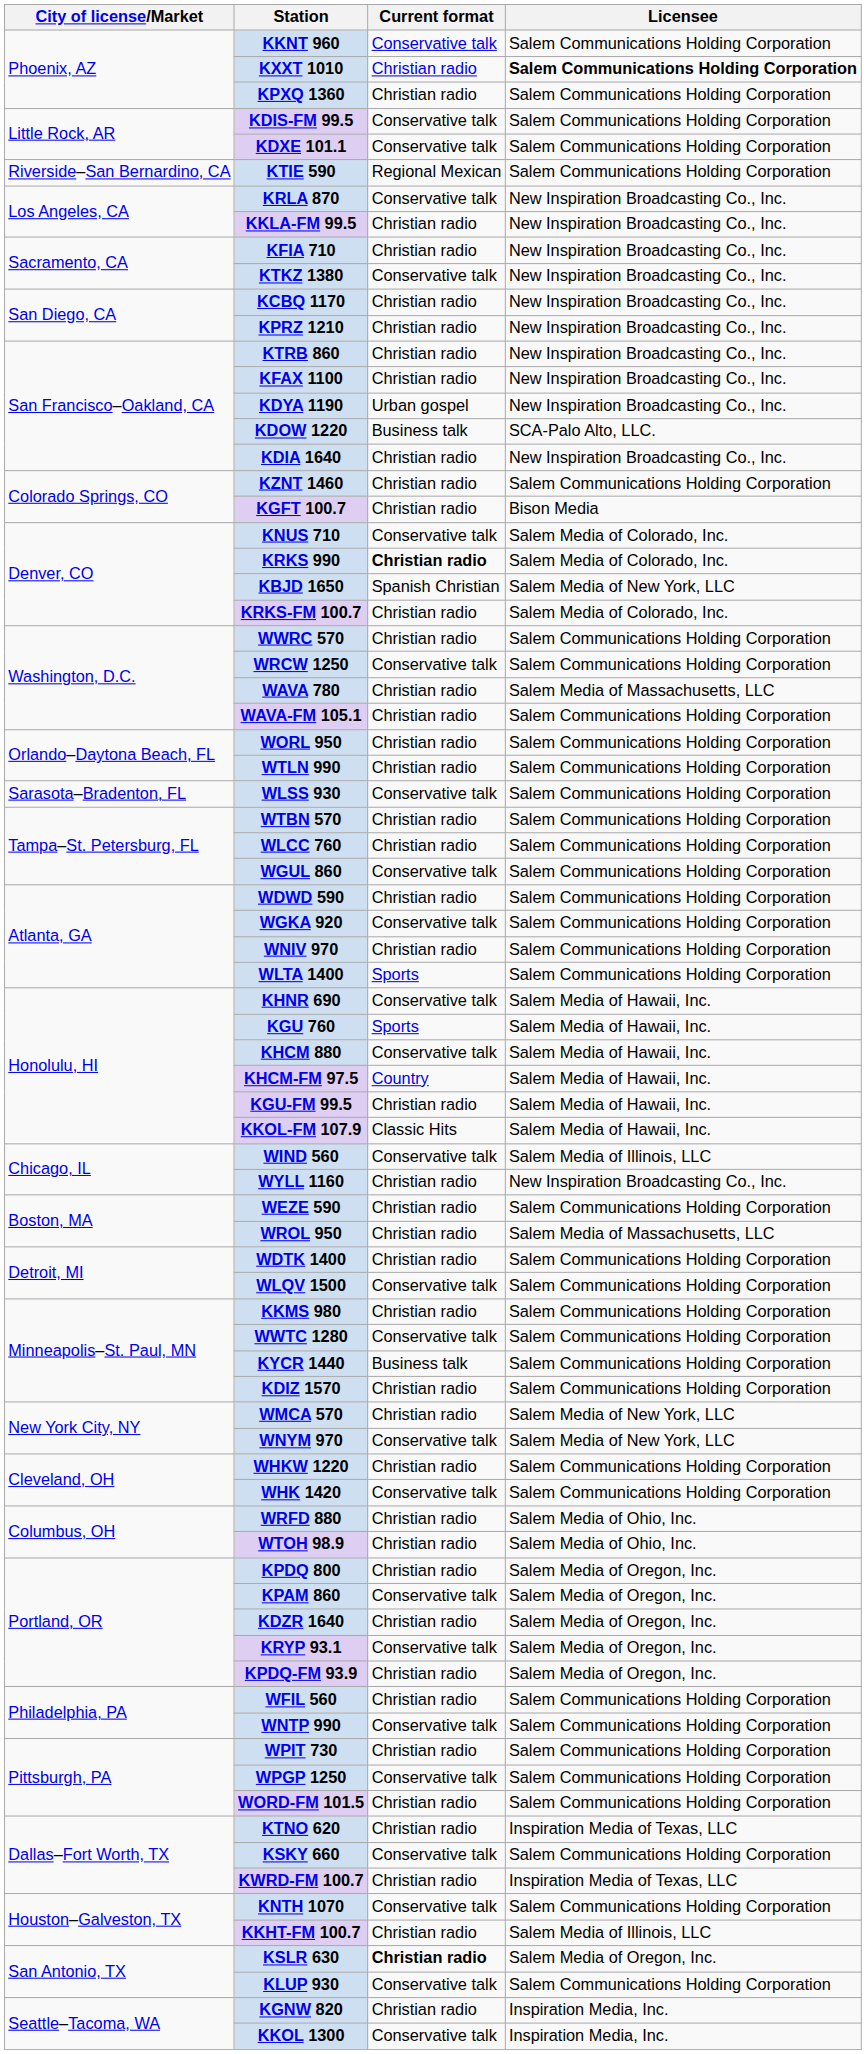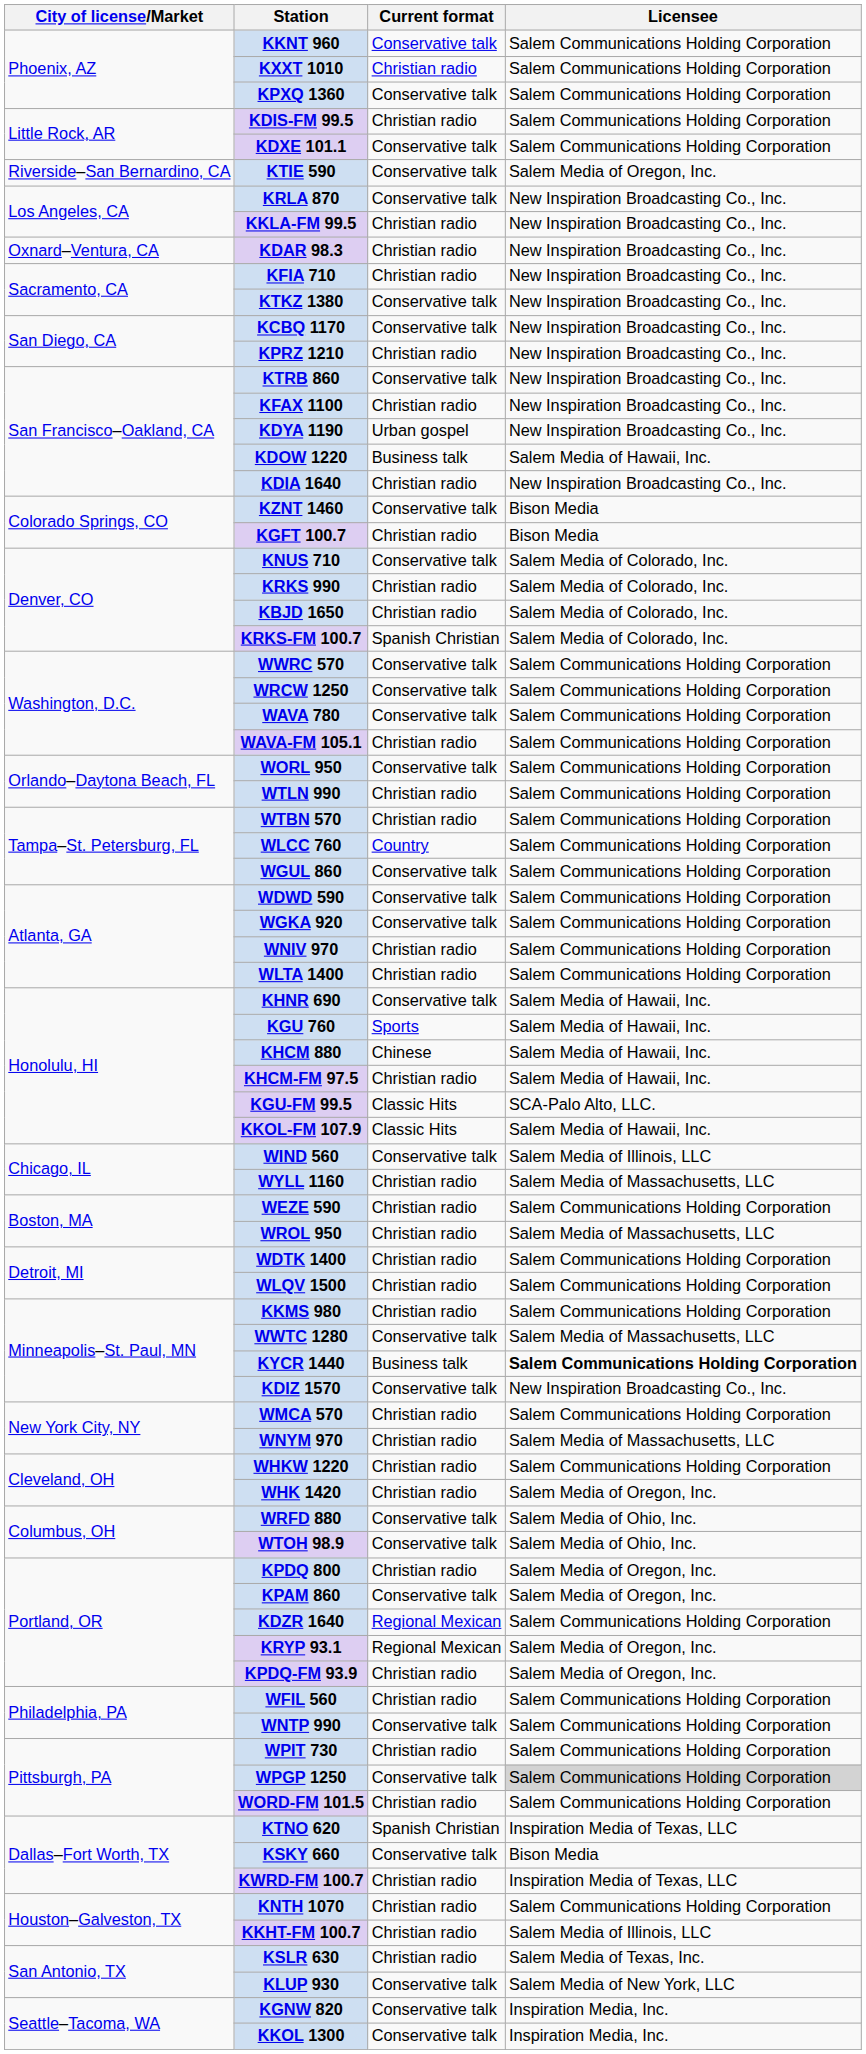(683, 69) bold -> (670, 69) normal
(424, 95) Christian radio -> (434, 95) Conservative talk
(434, 120) Conservative talk -> (424, 120) Christian radio
(436, 172) Regional Mexican -> (434, 172) Conservative talk
(670, 172) Salem Communications Holding Corporation -> (613, 172) Salem Media of Oregon, Inc.
+ row: (301, 250)
(424, 302) Christian radio -> (434, 328) Conservative talk
(424, 353) Christian radio -> (434, 379) Conservative talk
(582, 431) SCA-Palo Alto, LLC. -> (610, 457) Salem Media of Hawaii, Inc.
(424, 483) Christian radio -> (434, 509) Conservative talk
(670, 483) Salem Communications Holding Corporation -> (554, 509) Bison Media
(429, 560) bold -> (424, 586) normal
(436, 586) Spanish Christian -> (424, 612) Christian radio
(622, 586) Salem Media of New York, LLC -> (619, 612) Salem Media of Colorado, Inc.
(424, 612) Christian radio -> (436, 638) Spanish Christian
(424, 638) Christian radio -> (434, 664) Conservative talk
(424, 690) Christian radio -> (434, 716) Conservative talk
(642, 690) Salem Media of Massachusetts, LLC -> (670, 716) Salem Communications Holding Corporation
(424, 742) Christian radio -> (434, 768) Conservative talk
- row: (301, 793)
(424, 845) Christian radio -> (400, 845) Country
(424, 897) Christian radio -> (434, 897) Conservative talk
(395, 975) Sports -> (424, 975) Christian radio
(434, 1052) Conservative talk -> (402, 1052) Chinese
(400, 1078) Country -> (424, 1078) Christian radio
(424, 1104) Christian radio -> (414, 1104) Classic Hits
(610, 1104) Salem Media of Hawaii, Inc. -> (582, 1104) SCA-Palo Alto, LLC.
(648, 1182) New Inspiration Broadcasting Co., Inc. -> (642, 1182) Salem Media of Massachusetts, LLC
(434, 1285) Conservative talk -> (424, 1285) Christian radio
(670, 1337) Salem Communications Holding Corporation -> (642, 1337) Salem Media of Massachusetts, LLC
(670, 1363) normal -> (683, 1363) bold
(424, 1389) Christian radio -> (434, 1389) Conservative talk
(670, 1389) Salem Communications Holding Corporation -> (648, 1389) New Inspiration Broadcasting Co., Inc.
(622, 1415) Salem Media of New York, LLC -> (670, 1415) Salem Communications Holding Corporation
(434, 1440) Conservative talk -> (424, 1440) Christian radio
(622, 1440) Salem Media of New York, LLC -> (642, 1440) Salem Media of Massachusetts, LLC
(434, 1492) Conservative talk -> (424, 1492) Christian radio
(670, 1492) Salem Communications Holding Corporation -> (613, 1492) Salem Media of Oregon, Inc.
(424, 1518) Christian radio -> (434, 1518) Conservative talk
(424, 1544) Christian radio -> (434, 1544) Conservative talk
(424, 1622) Christian radio -> (436, 1622) Regional Mexican
(613, 1622) Salem Media of Oregon, Inc. -> (670, 1622) Salem Communications Holding Corporation
(434, 1648) Conservative talk -> (436, 1648) Regional Mexican
(670, 1777) no background -> (670, 1777) lightgrey background
(424, 1829) Christian radio -> (436, 1829) Spanish Christian
(670, 1855) Salem Communications Holding Corporation -> (554, 1855) Bison Media
(434, 1906) Conservative talk -> (424, 1906) Christian radio
(429, 1958) bold -> (424, 1958) normal
(613, 1958) Salem Media of Oregon, Inc. -> (607, 1958) Salem Media of Texas, Inc.
(670, 1984) Salem Communications Holding Corporation -> (622, 1984) Salem Media of New York, LLC
(424, 2010) Christian radio -> (434, 2010) Conservative talk
